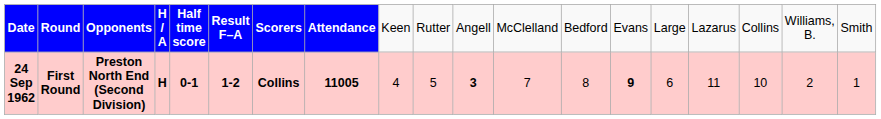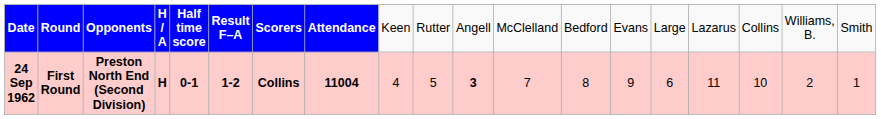(342, 83) 11005 -> (342, 83) 11004
(631, 83) bold -> (631, 83) normal
